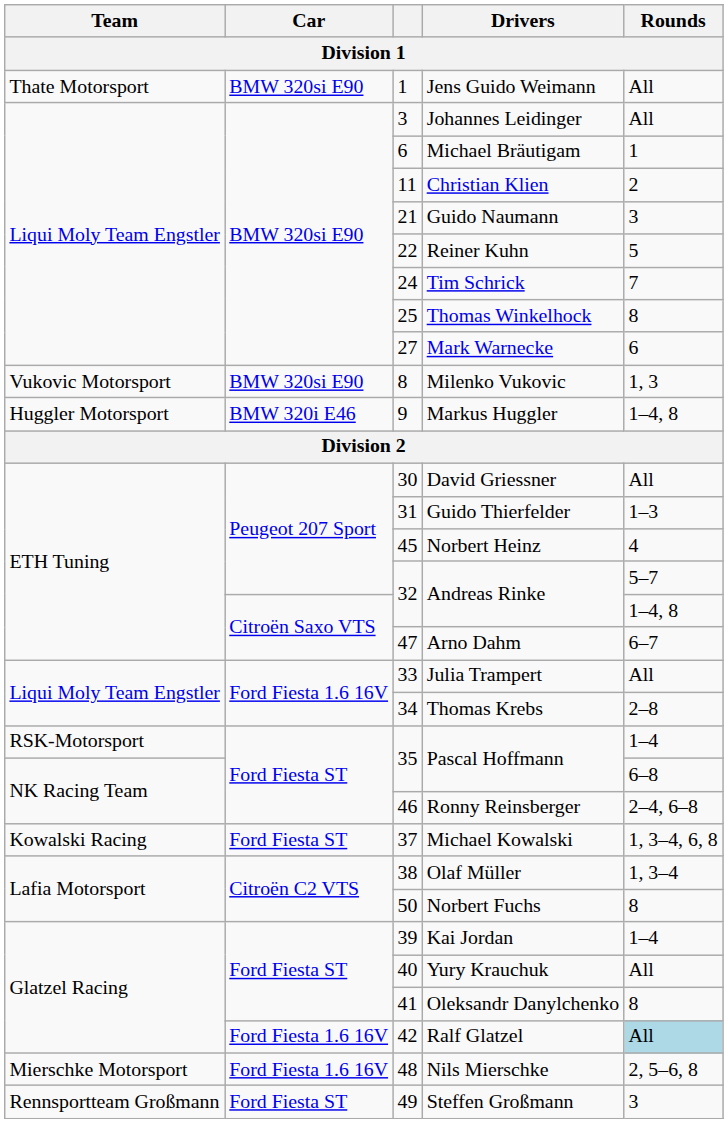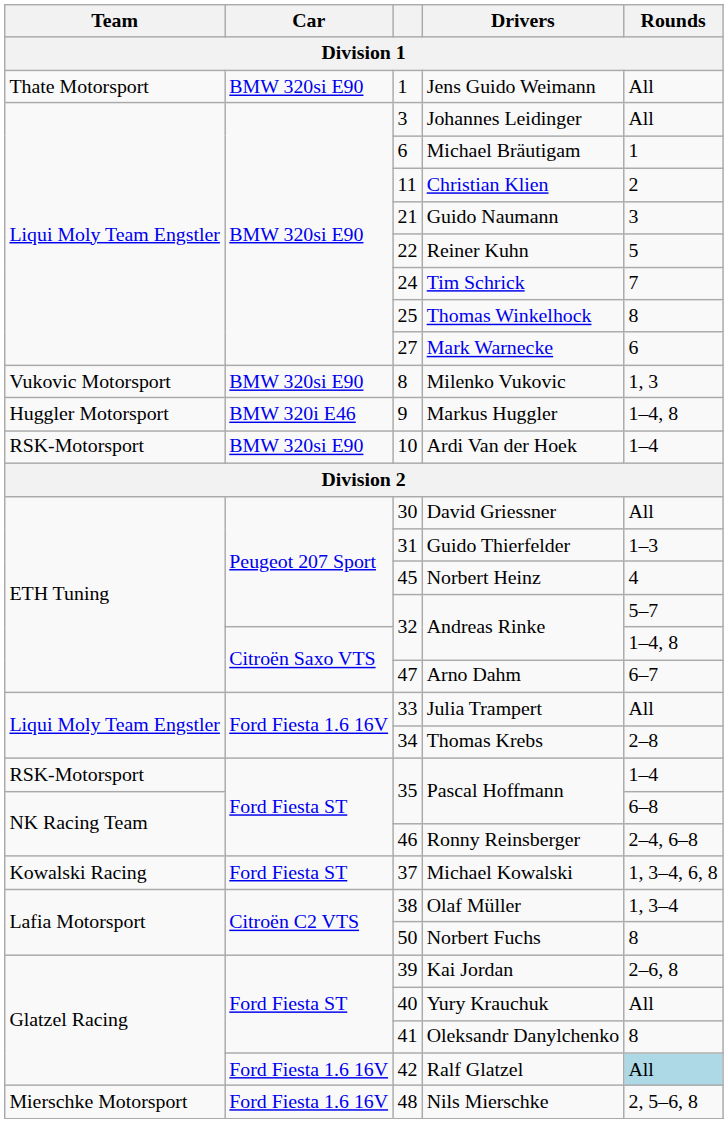+ row: (77, 446)
(643, 937) 1–4 -> (653, 970) 2–6, 8
- row: (114, 1101)
